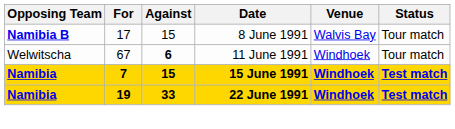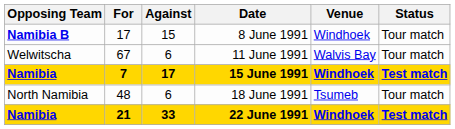(345, 34) Walvis Bay -> (342, 34) Windhoek
(168, 54) bold -> (168, 54) normal
(342, 54) Windhoek -> (345, 54) Walvis Bay
(168, 74) 15 -> (168, 74) 17
+ row: (270, 94)
(124, 94) 19 -> (124, 114) 21
